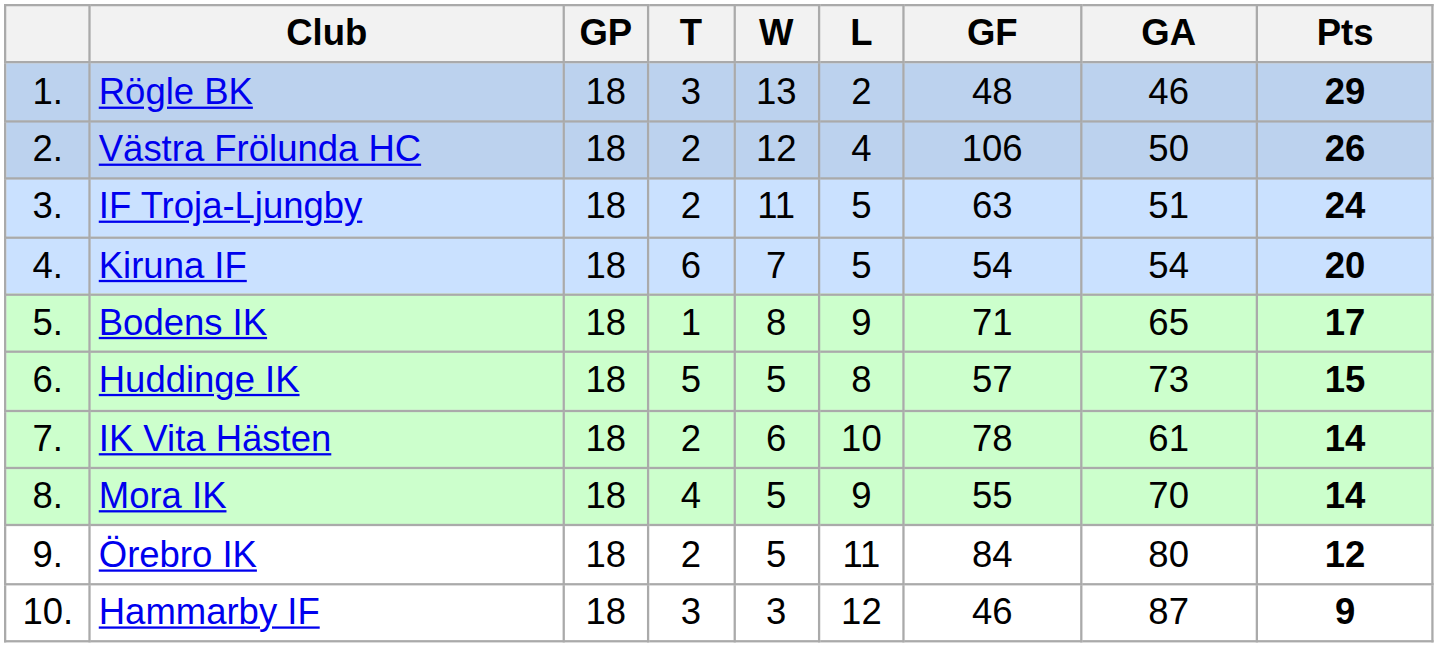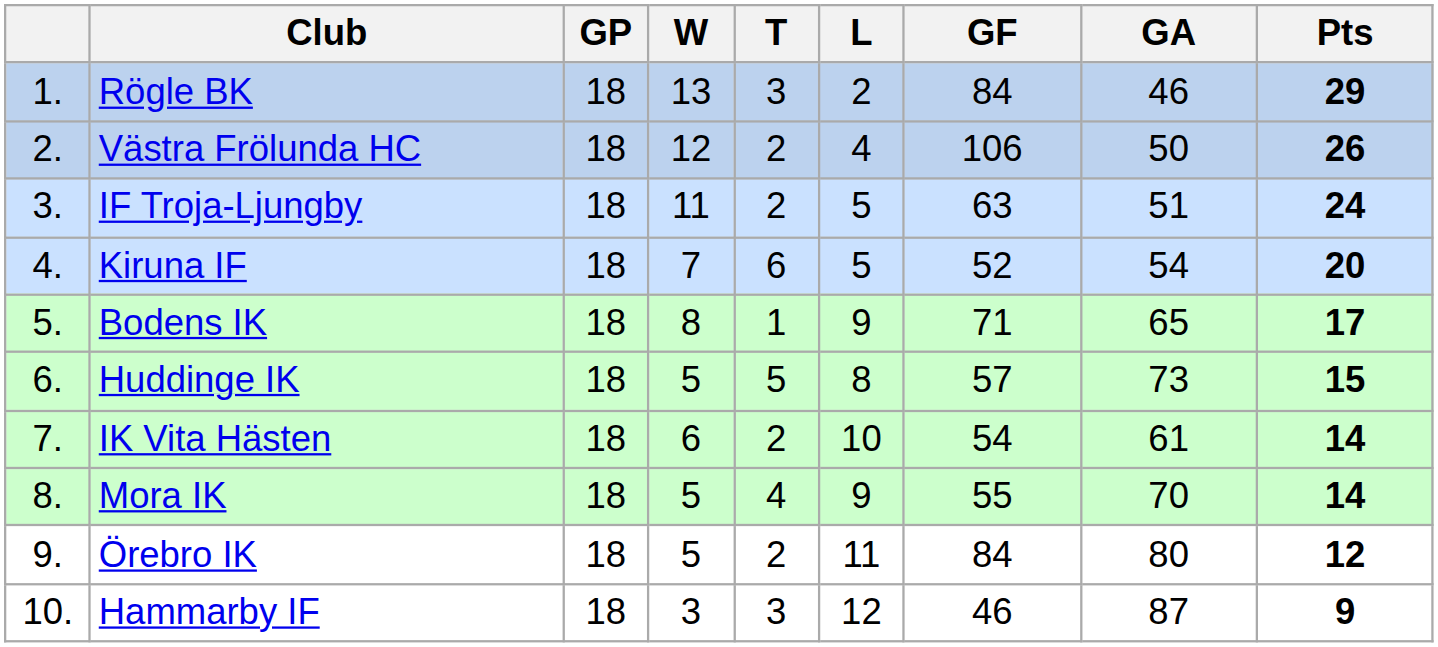columns swapped: (776, 33) <-> (691, 33)
(992, 91) 48 -> (992, 91) 84
(992, 264) 54 -> (992, 264) 52
(992, 438) 78 -> (992, 438) 54
